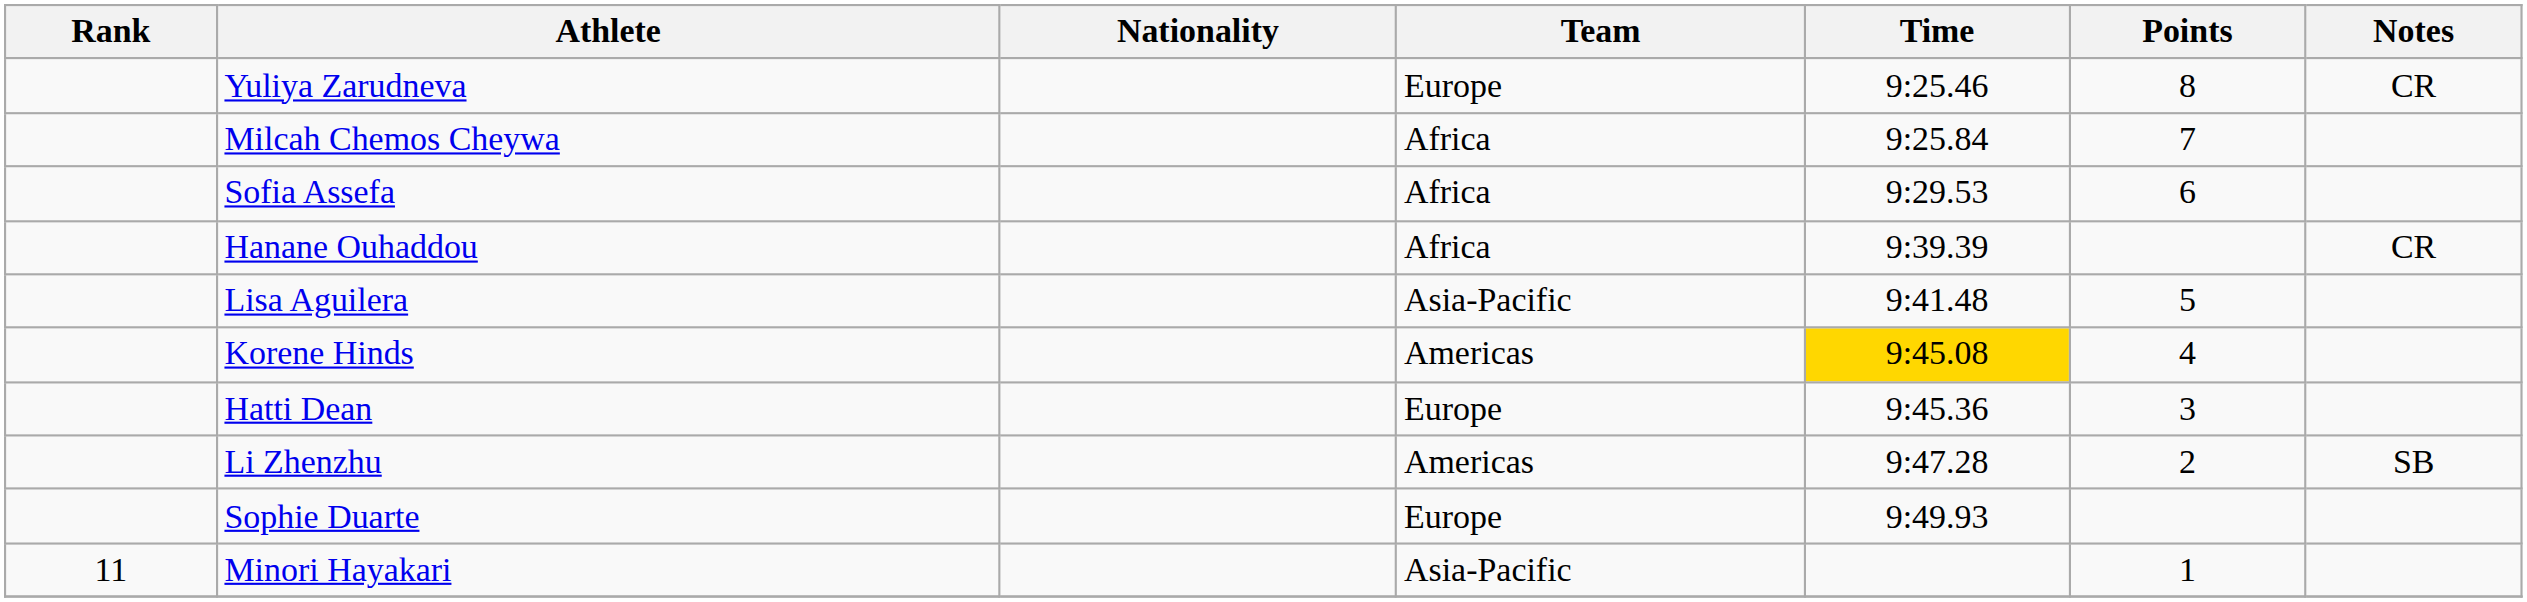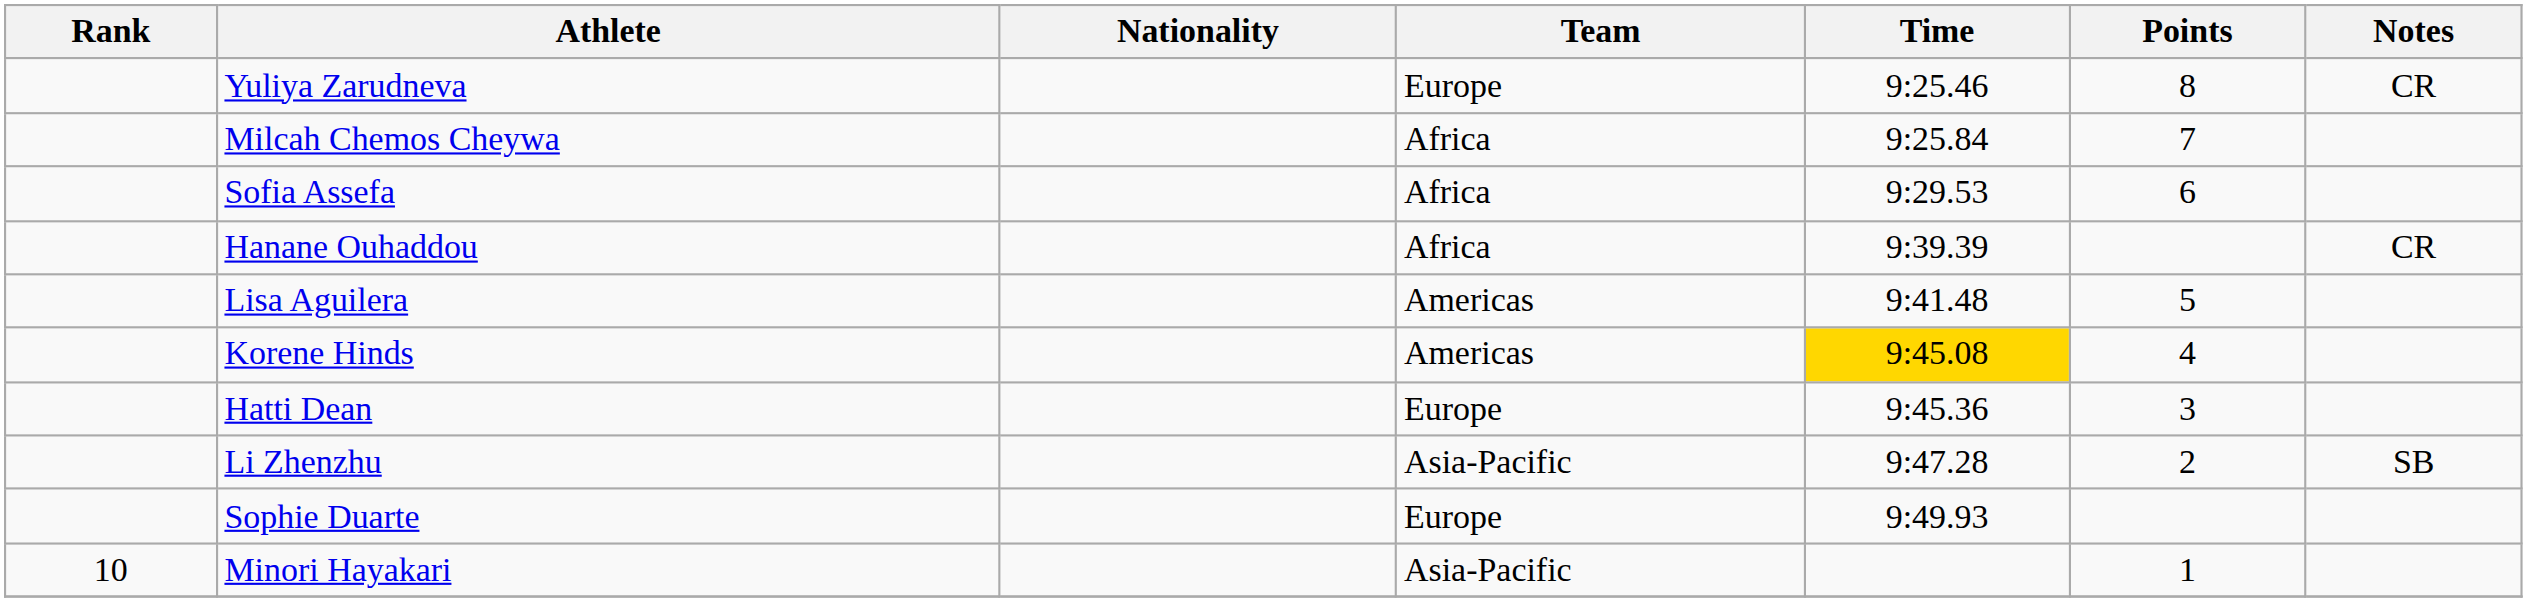(1488, 300) Asia-Pacific -> (1469, 300) Americas
(1469, 461) Americas -> (1488, 461) Asia-Pacific
(111, 569) 11 -> (111, 569) 10
